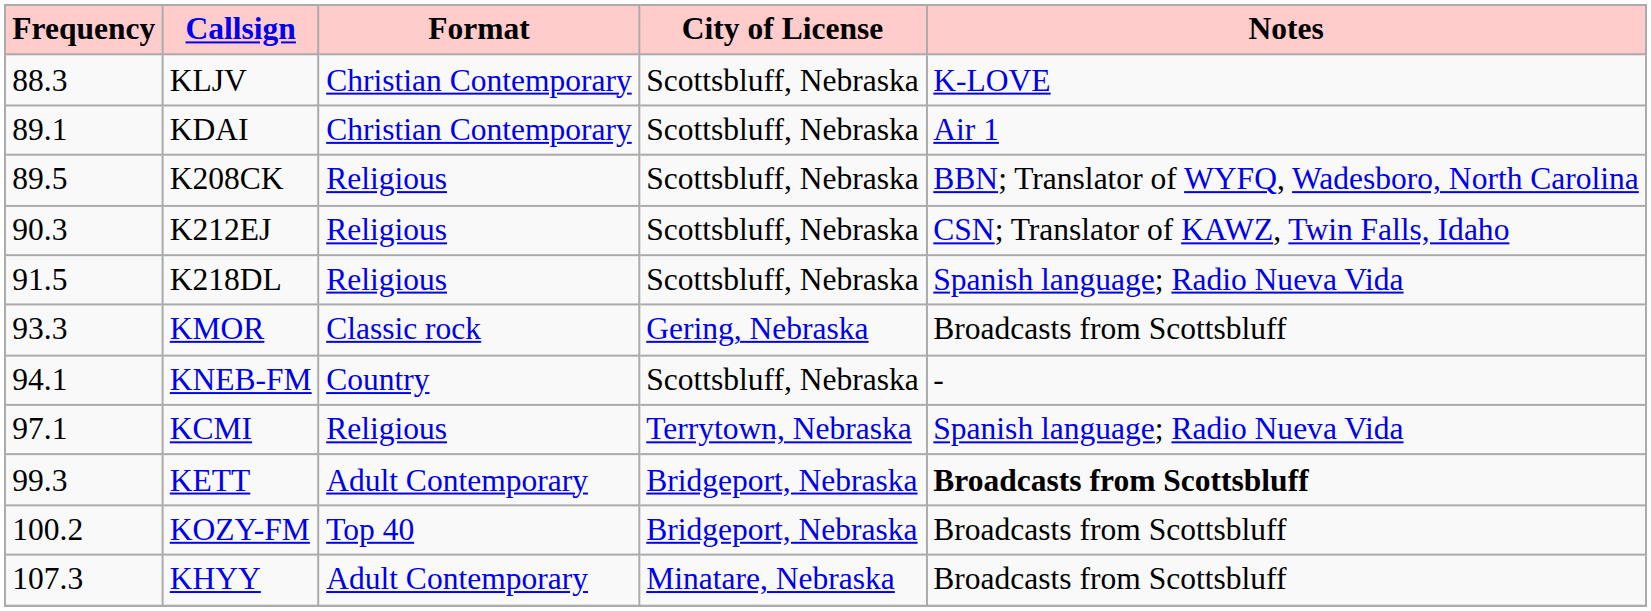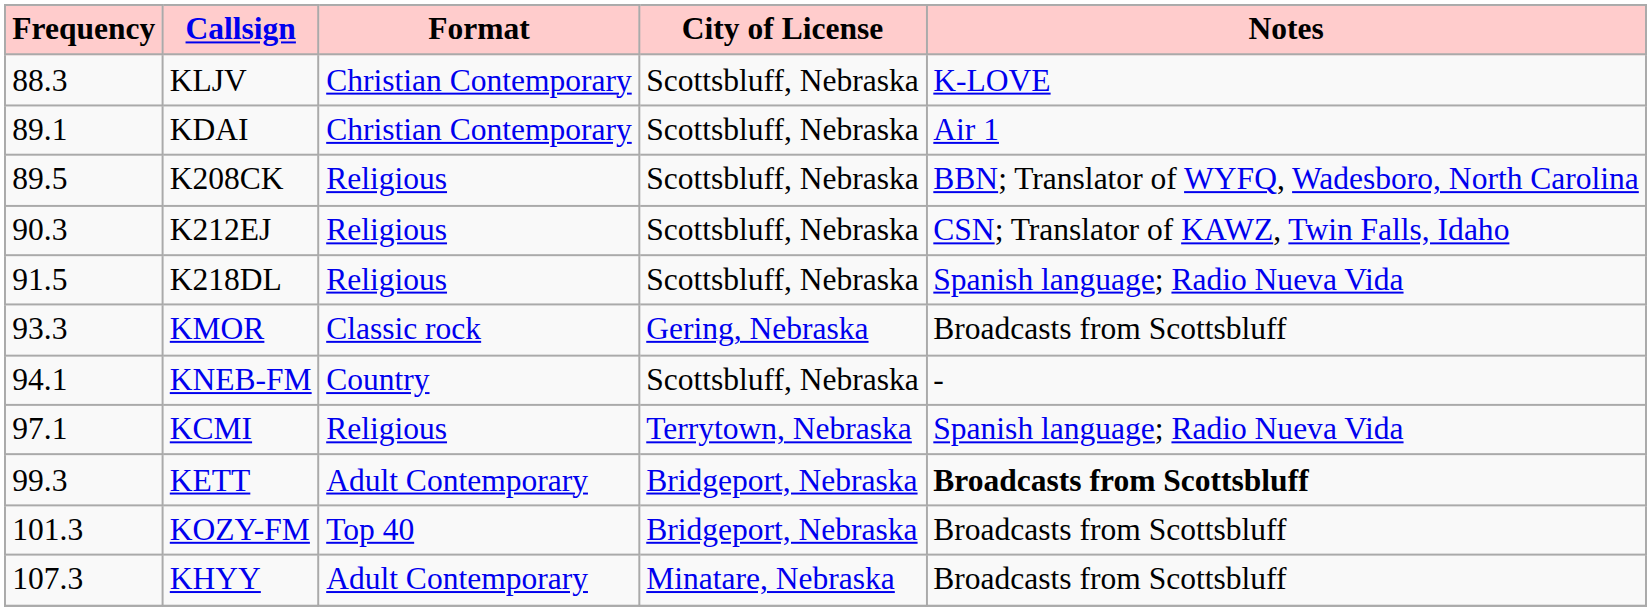(48, 529) 100.2 -> (48, 529) 101.3
